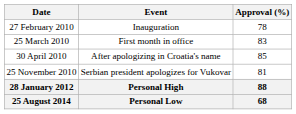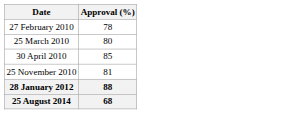- column: (156, 12)
(262, 42) 83 -> (108, 42) 80
